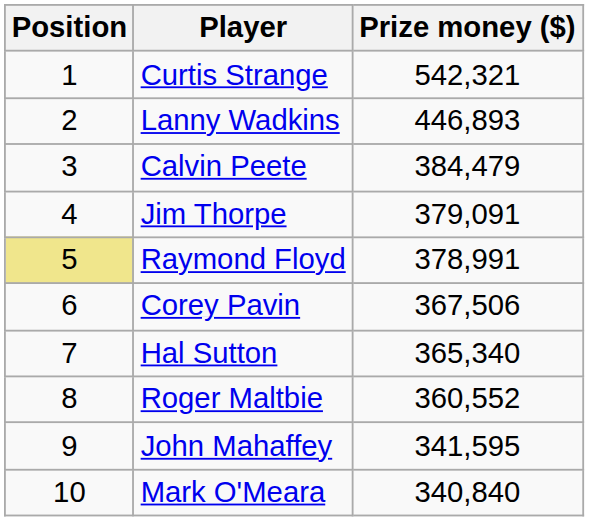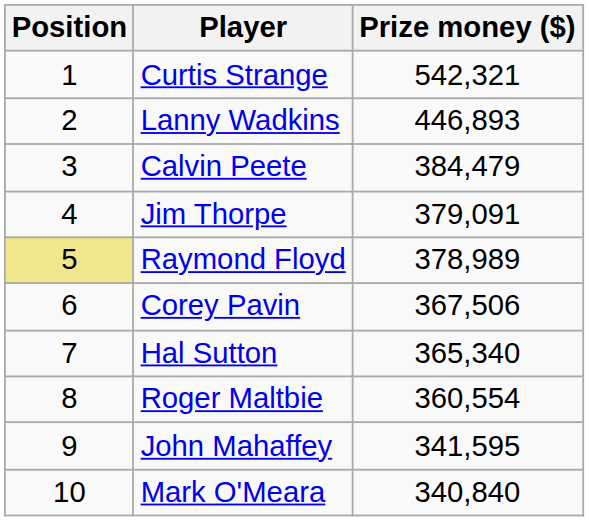(467, 259) 378,991 -> (467, 259) 378,989
(467, 399) 360,552 -> (467, 399) 360,554
